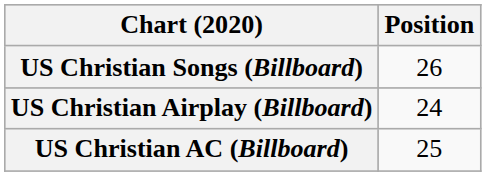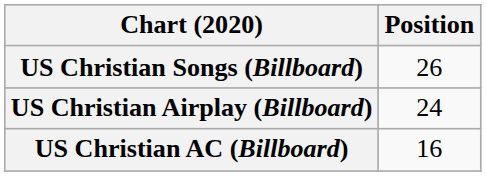(429, 149) 25 -> (429, 149) 16
